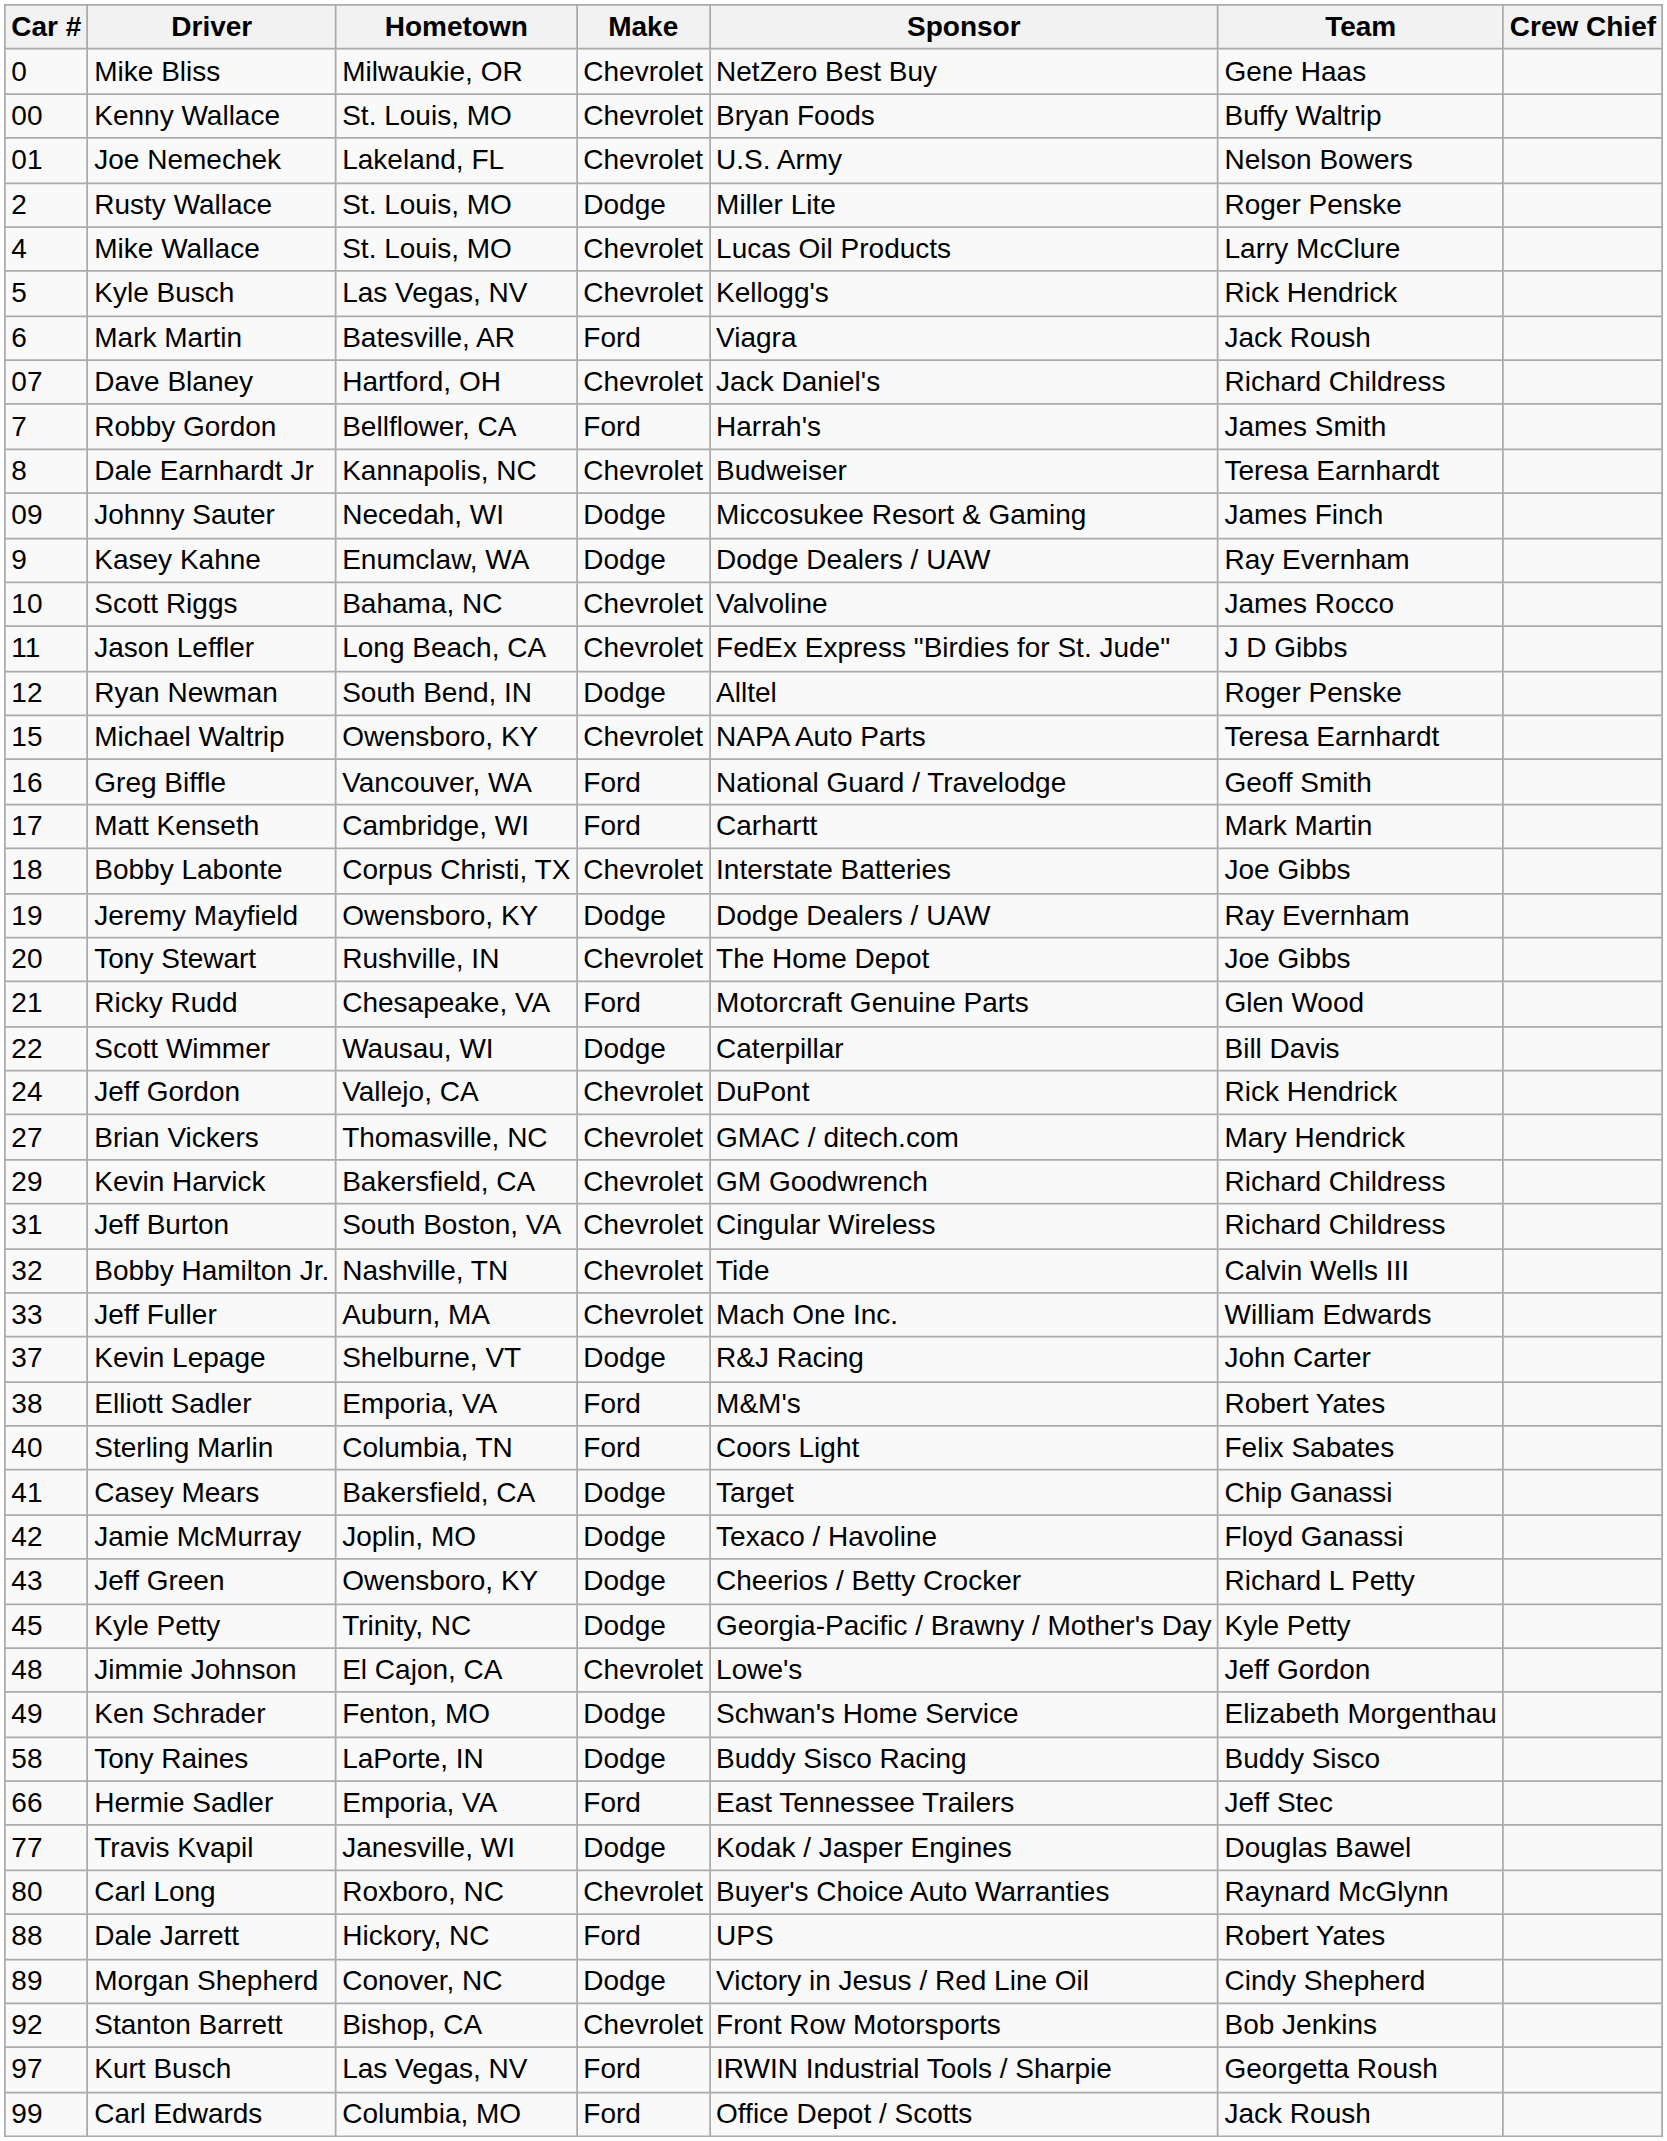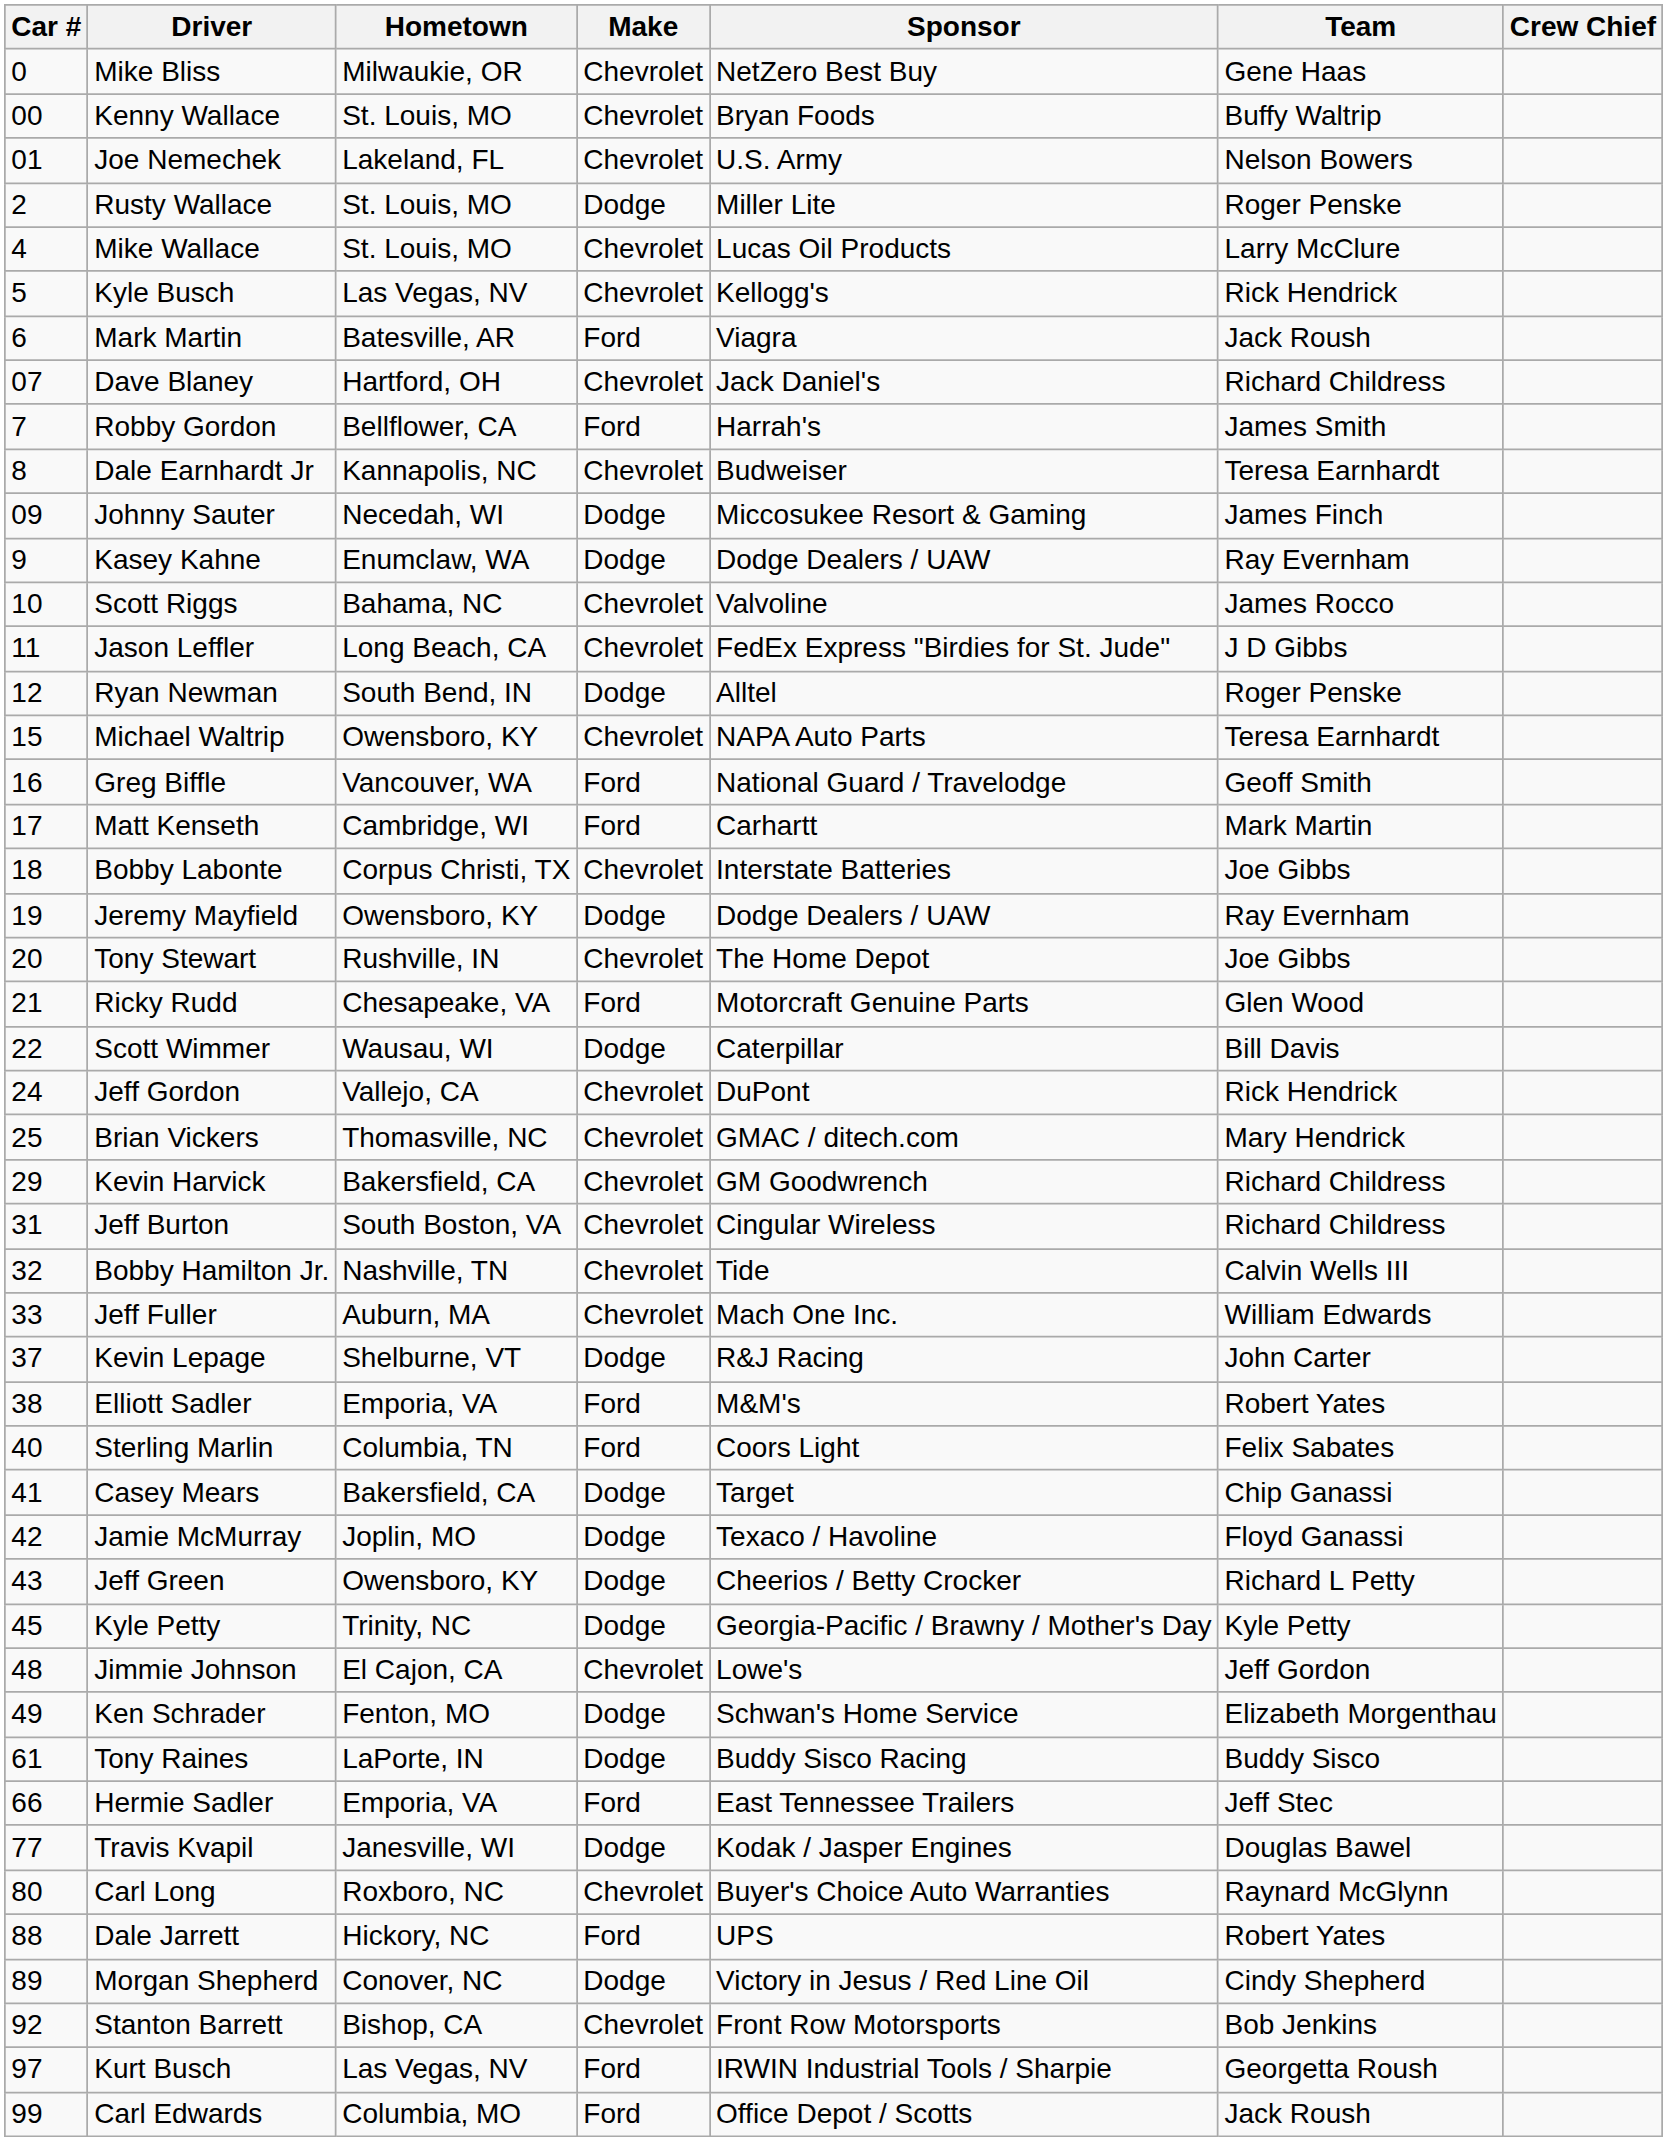(27, 1136) 27 -> (27, 1136) 25
(27, 1758) 58 -> (27, 1758) 61
